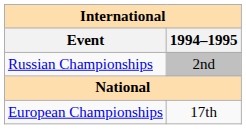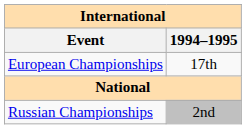rows swapped: (85, 111) <-> (80, 64)
